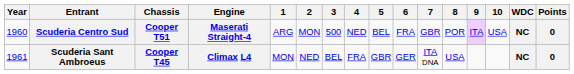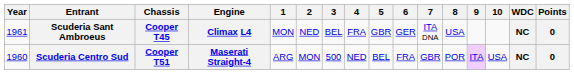rows swapped: (82, 32) <-> (82, 57)
